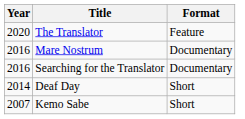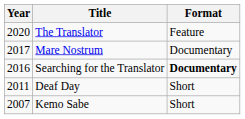(19, 50) 2016 -> (19, 50) 2017
(201, 68) normal -> (203, 68) bold
(19, 86) 2014 -> (18, 86) 2011
